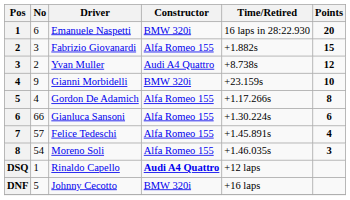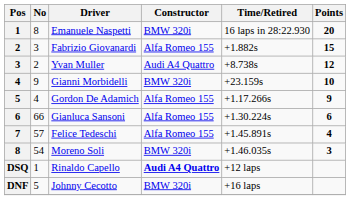(36, 30) 6 -> (36, 30) 8
(329, 99) 8 -> (329, 99) 9
(179, 151) Alfa Romeo 155 -> (167, 151) BMW 320i
